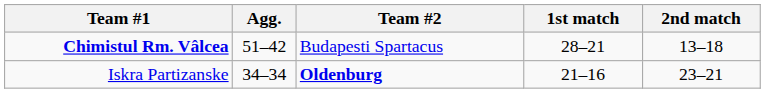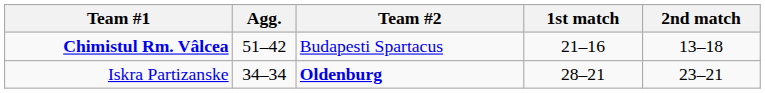(583, 46) 28–21 -> (583, 46) 21–16
(583, 74) 21–16 -> (583, 74) 28–21
